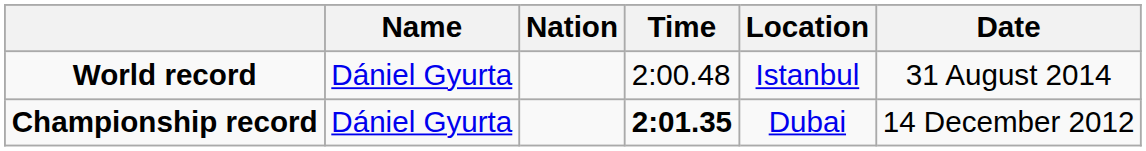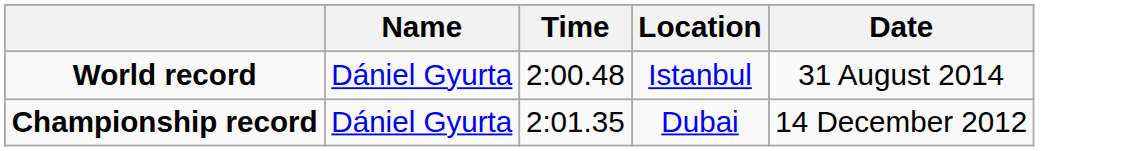- column: (572, 27)
(682, 121) bold -> (575, 121) normal
